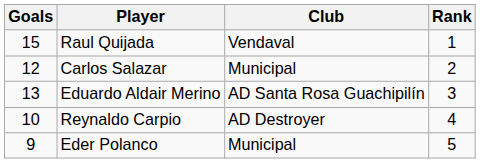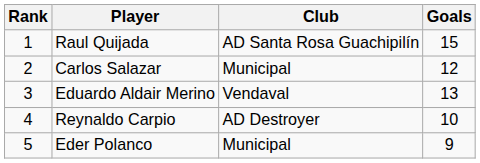columns swapped: (452, 17) <-> (31, 17)
(261, 42) Vendaval -> (321, 42) AD Santa Rosa Guachipilín
(326, 94) AD Santa Rosa Guachipilín -> (256, 94) Vendaval
